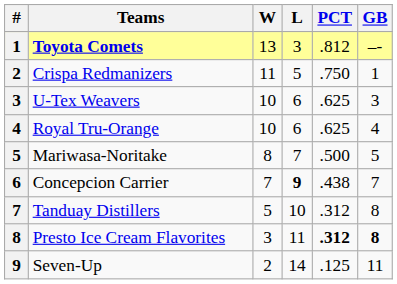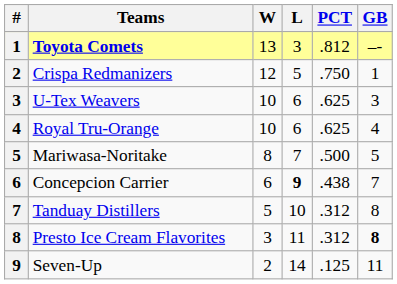(267, 73) 11 -> (267, 73) 12
(267, 182) 7 -> (267, 182) 6
(335, 237) bold -> (335, 237) normal
